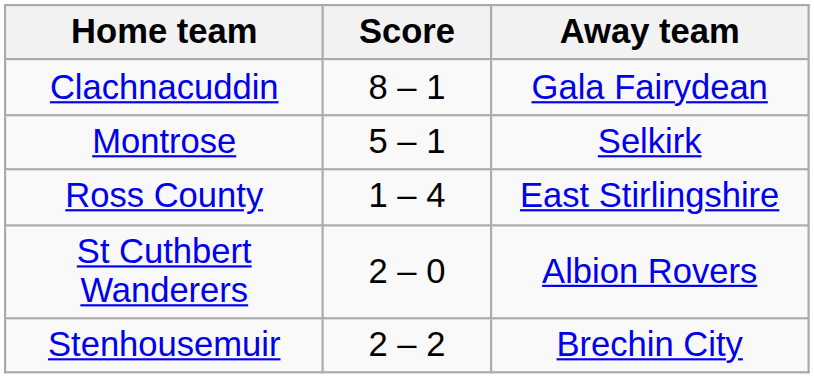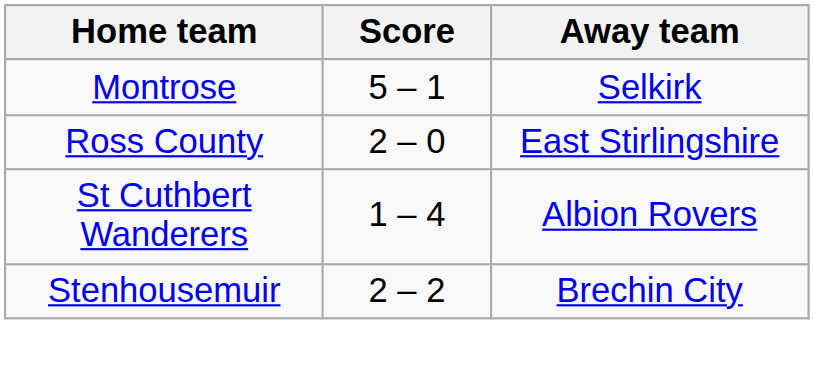- row: (164, 86)
(407, 196) 1 – 4 -> (407, 141) 2 – 0
(407, 270) 2 – 0 -> (407, 215) 1 – 4
